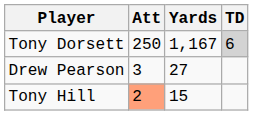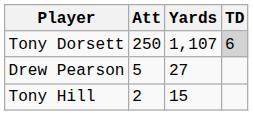(193, 44) 1,167 -> (193, 44) 1,107
(137, 70) 3 -> (137, 70) 5
(137, 97) lightsalmon background -> (137, 97) no background
